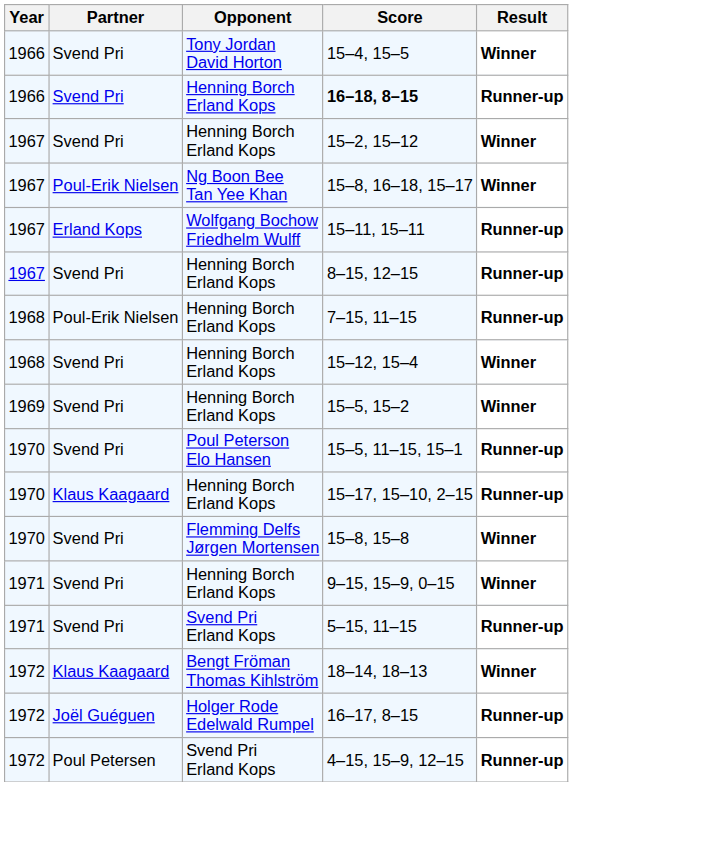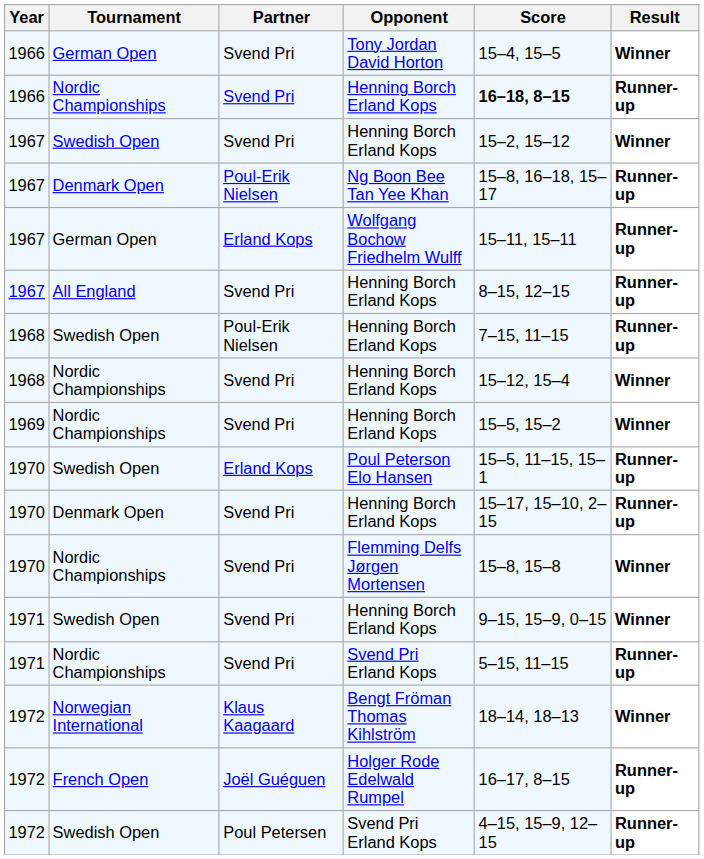+ column: (134, 18)
(508, 186) Winner -> (646, 186) Runner-up
(88, 451) Svend Pri -> (268, 469) Erland Kops
(111, 495) Klaus Kaagaard -> (259, 513) Svend Pri
